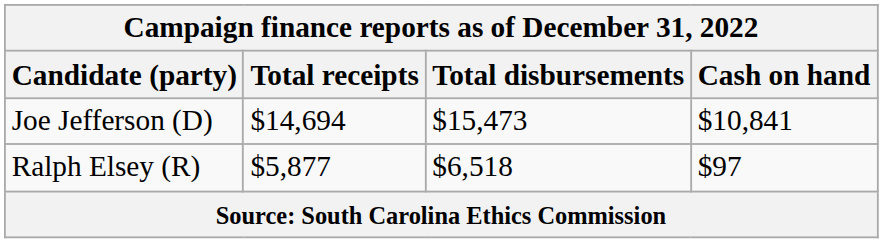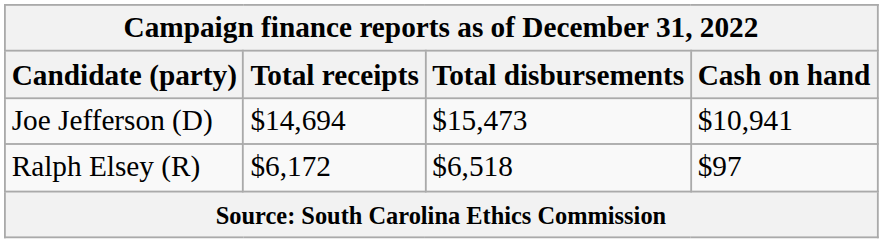(745, 120) $10,841 -> (745, 120) $10,941
(291, 167) $5,877 -> (291, 167) $6,172
